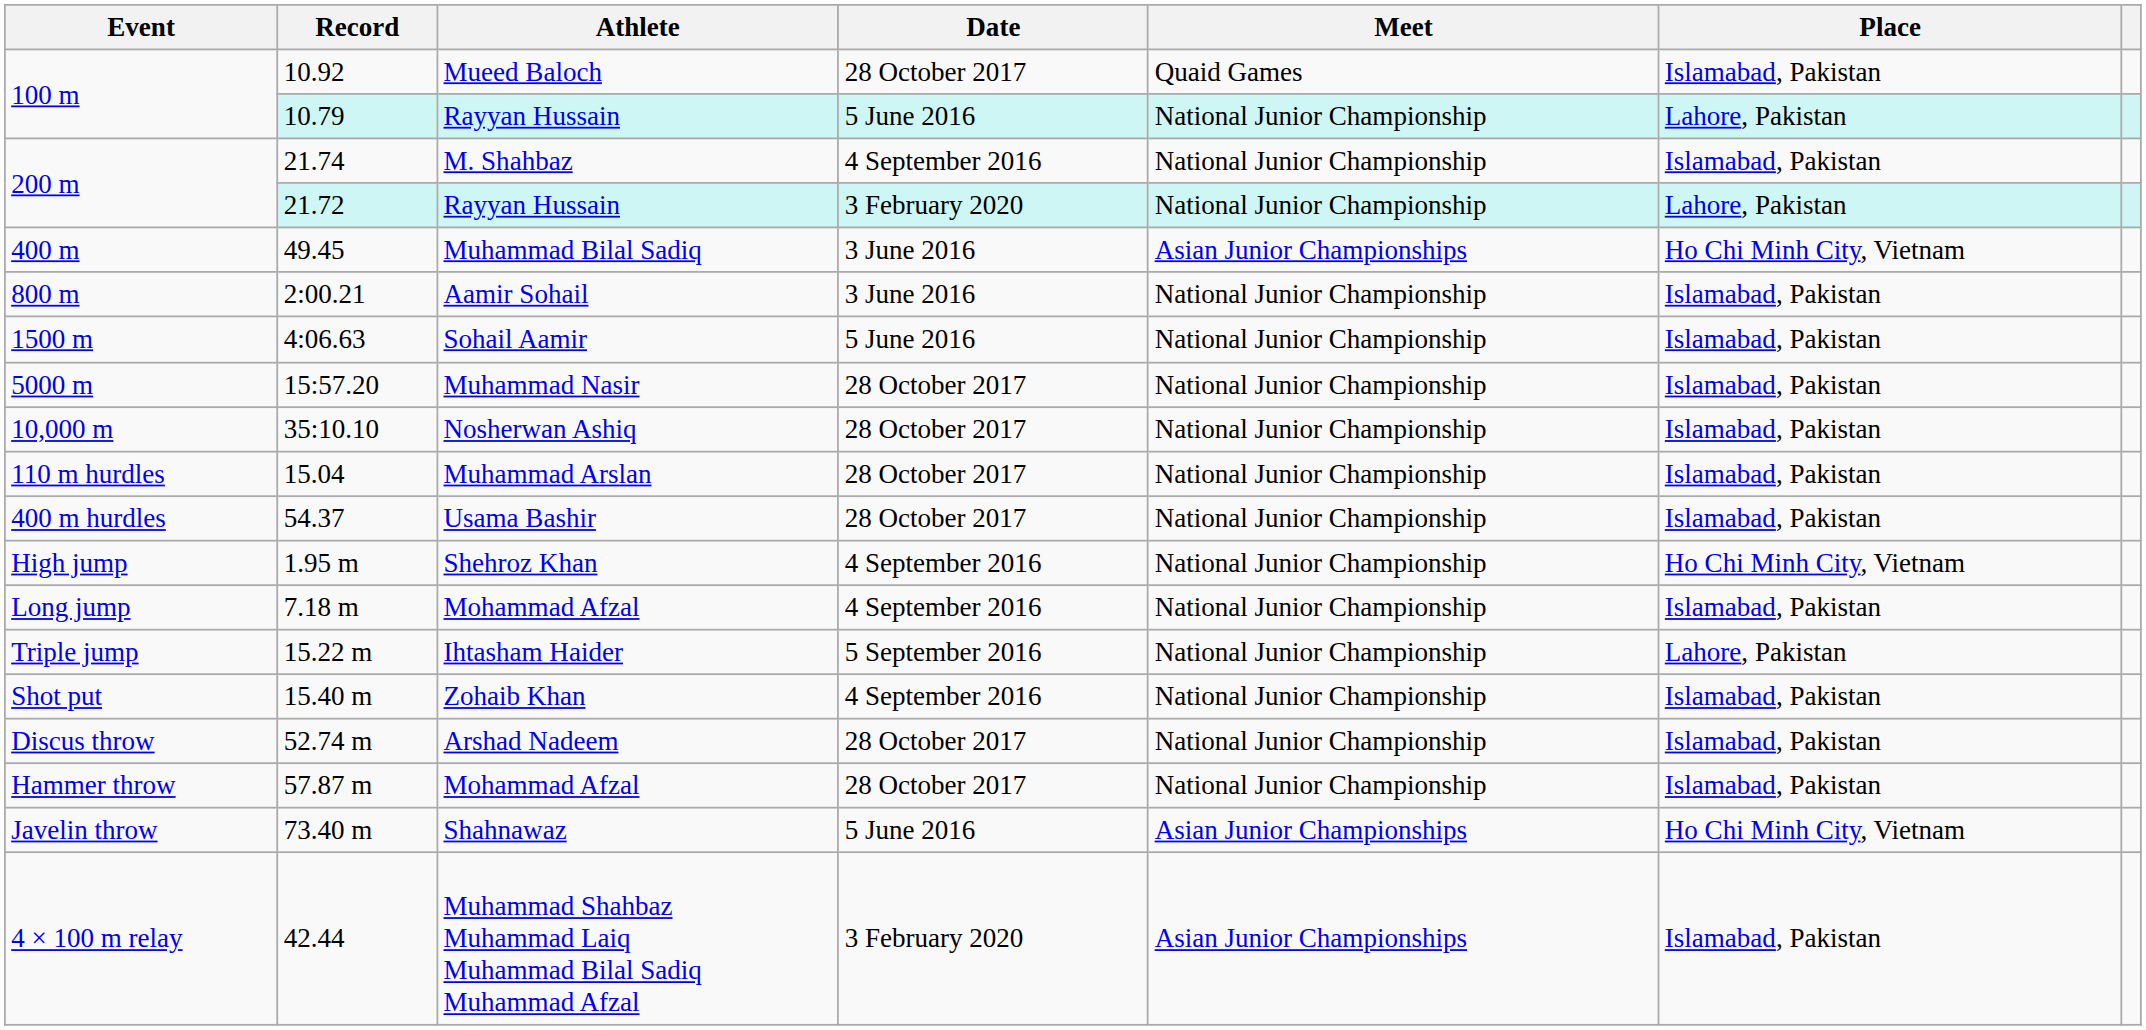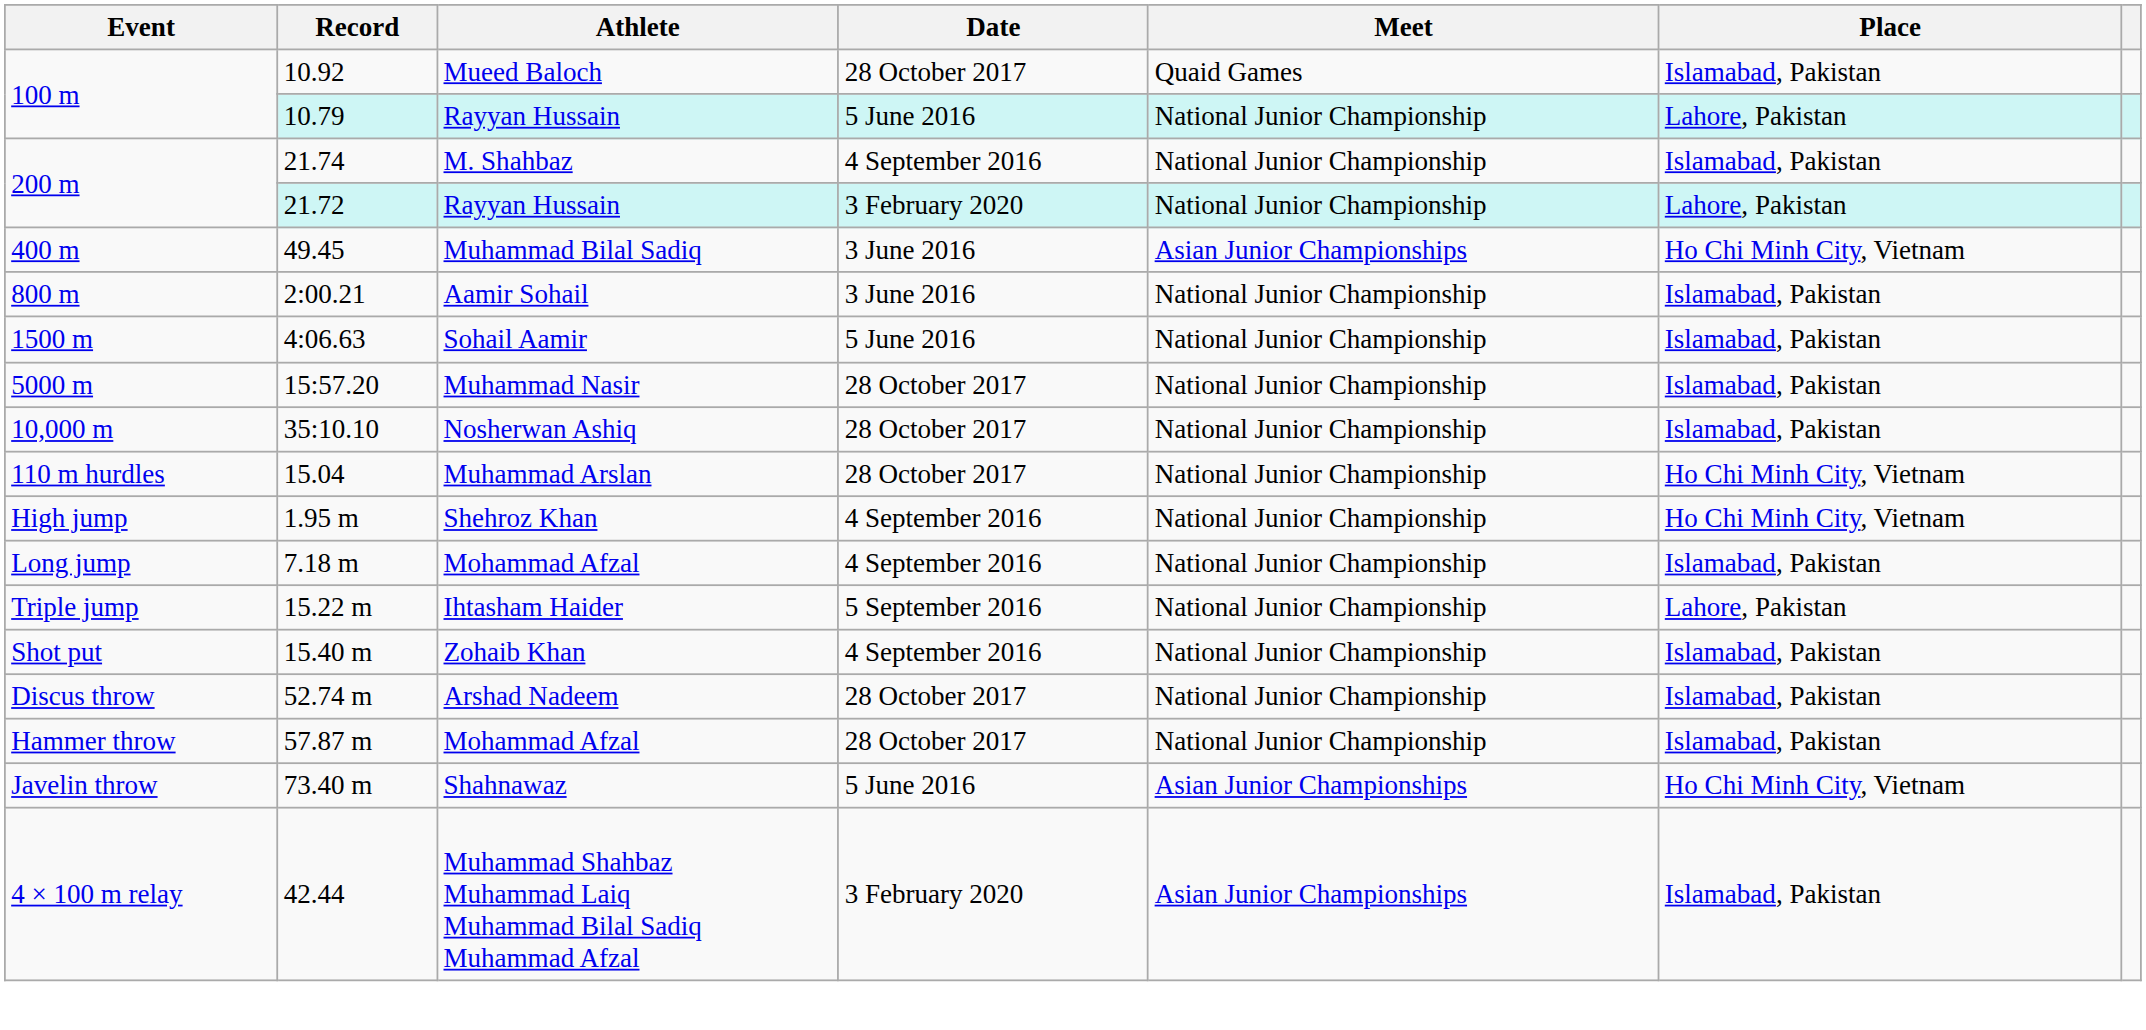(1773, 473) Islamabad, Pakistan -> (1815, 473) Ho Chi Minh City, Vietnam
- row: (314, 517)
